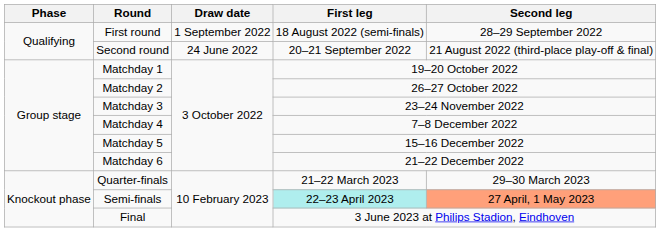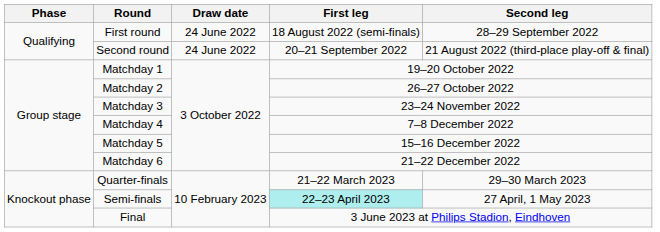(222, 32) 1 September 2022 -> (220, 32) 24 June 2022
(541, 198) lightsalmon background -> (537, 198) no background
